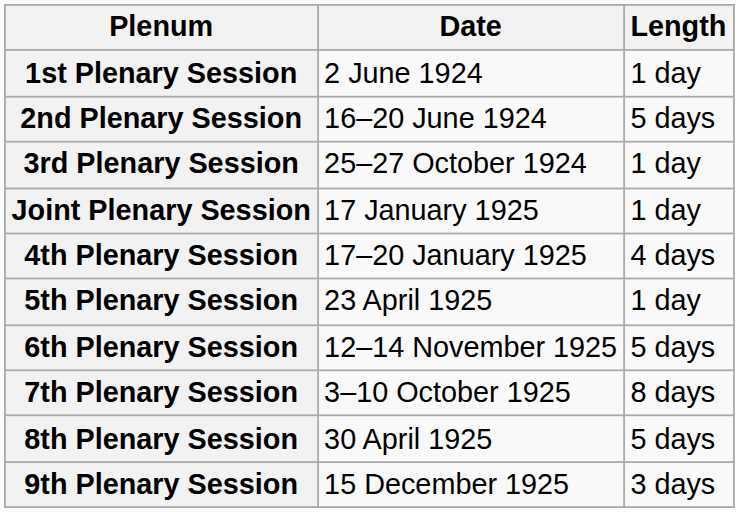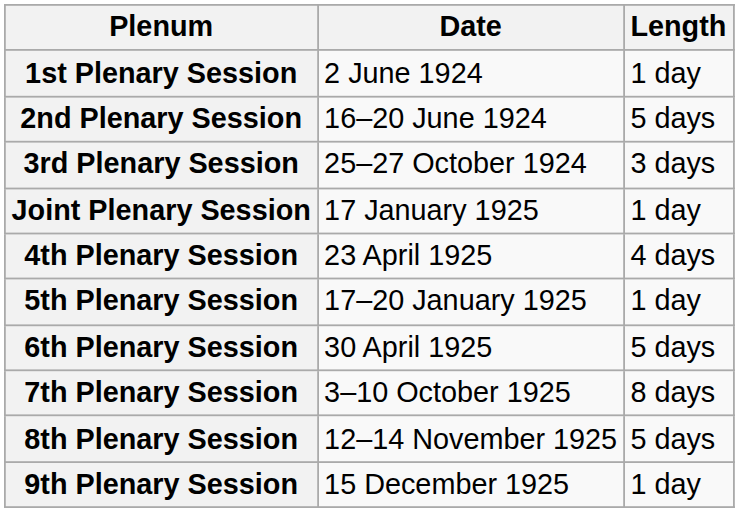(666, 164) 1 day -> (673, 164) 3 days
(455, 255) 17–20 January 1925 -> (408, 255) 23 April 1925
(408, 301) 23 April 1925 -> (455, 301) 17–20 January 1925
(471, 347) 12–14 November 1925 -> (408, 347) 30 April 1925
(408, 438) 30 April 1925 -> (471, 438) 12–14 November 1925
(673, 484) 3 days -> (666, 484) 1 day
